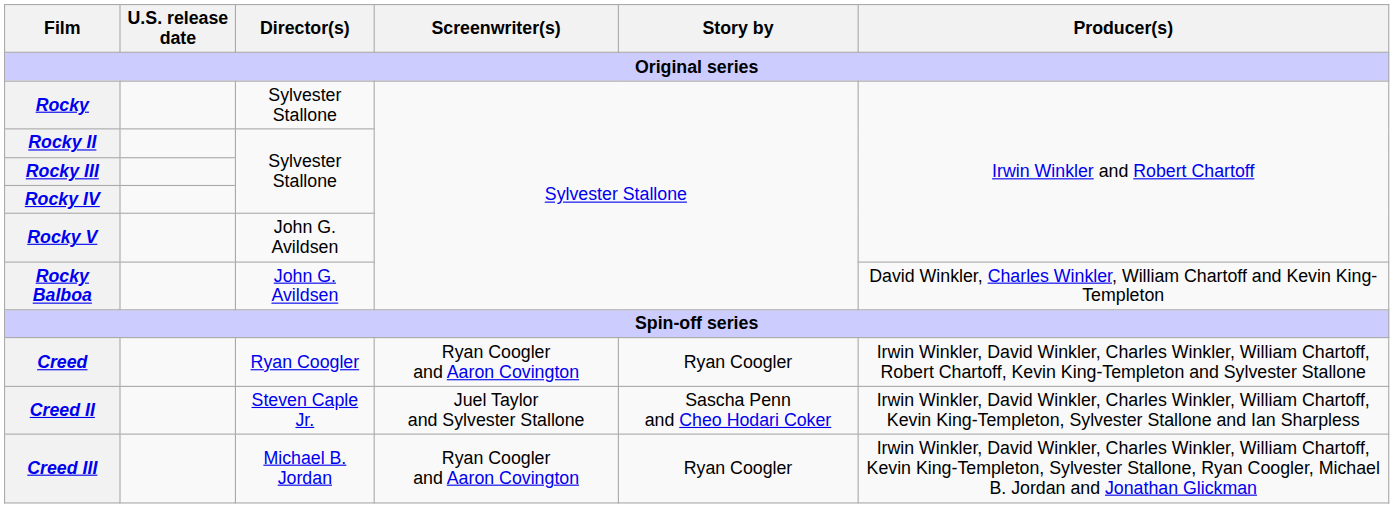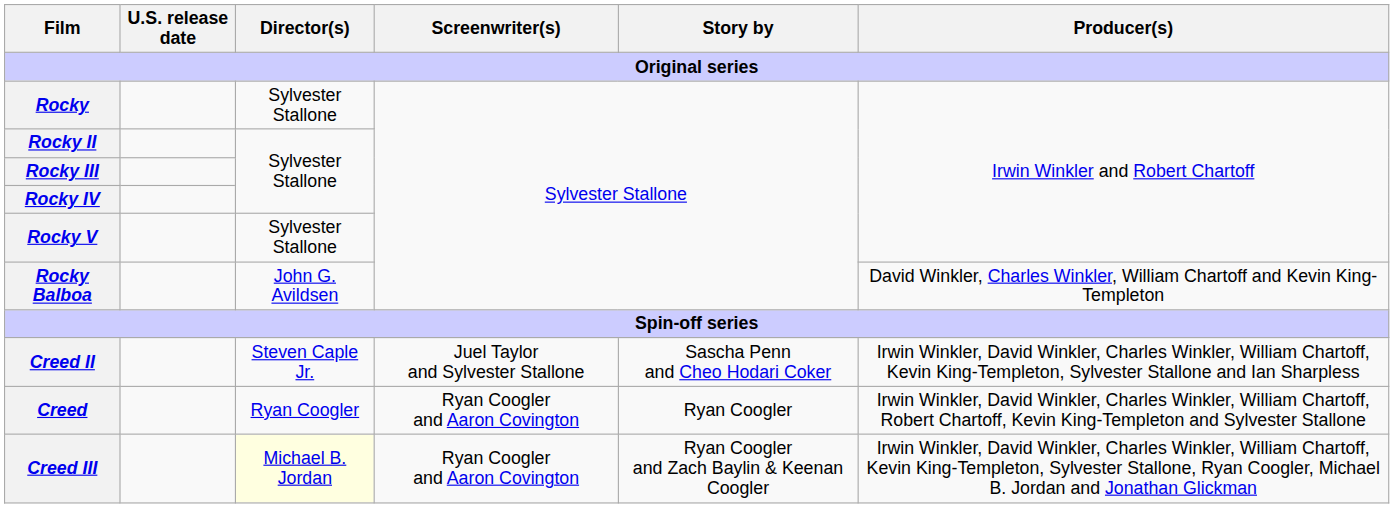(305, 237) John G. Avildsen -> (305, 237) Sylvester Stallone
rows swapped: (62, 361) <-> (62, 410)
(305, 468) no background -> (305, 468) lightyellow background
(738, 468) Ryan Coogler -> (738, 468) Ryan Coogler and Zach Baylin & Keenan Coogler
